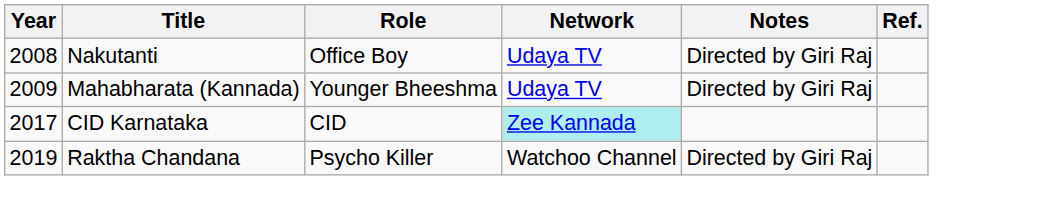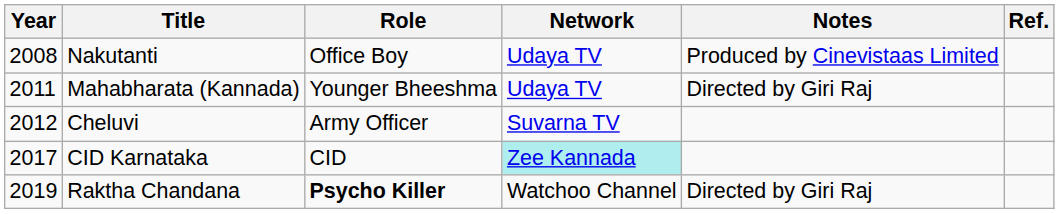(779, 55) Directed by Giri Raj -> (843, 55) Produced by Cinevistaas Limited
(33, 89) 2009 -> (33, 89) 2011
+ row: (103, 123)
(371, 157) normal -> (377, 191) bold
